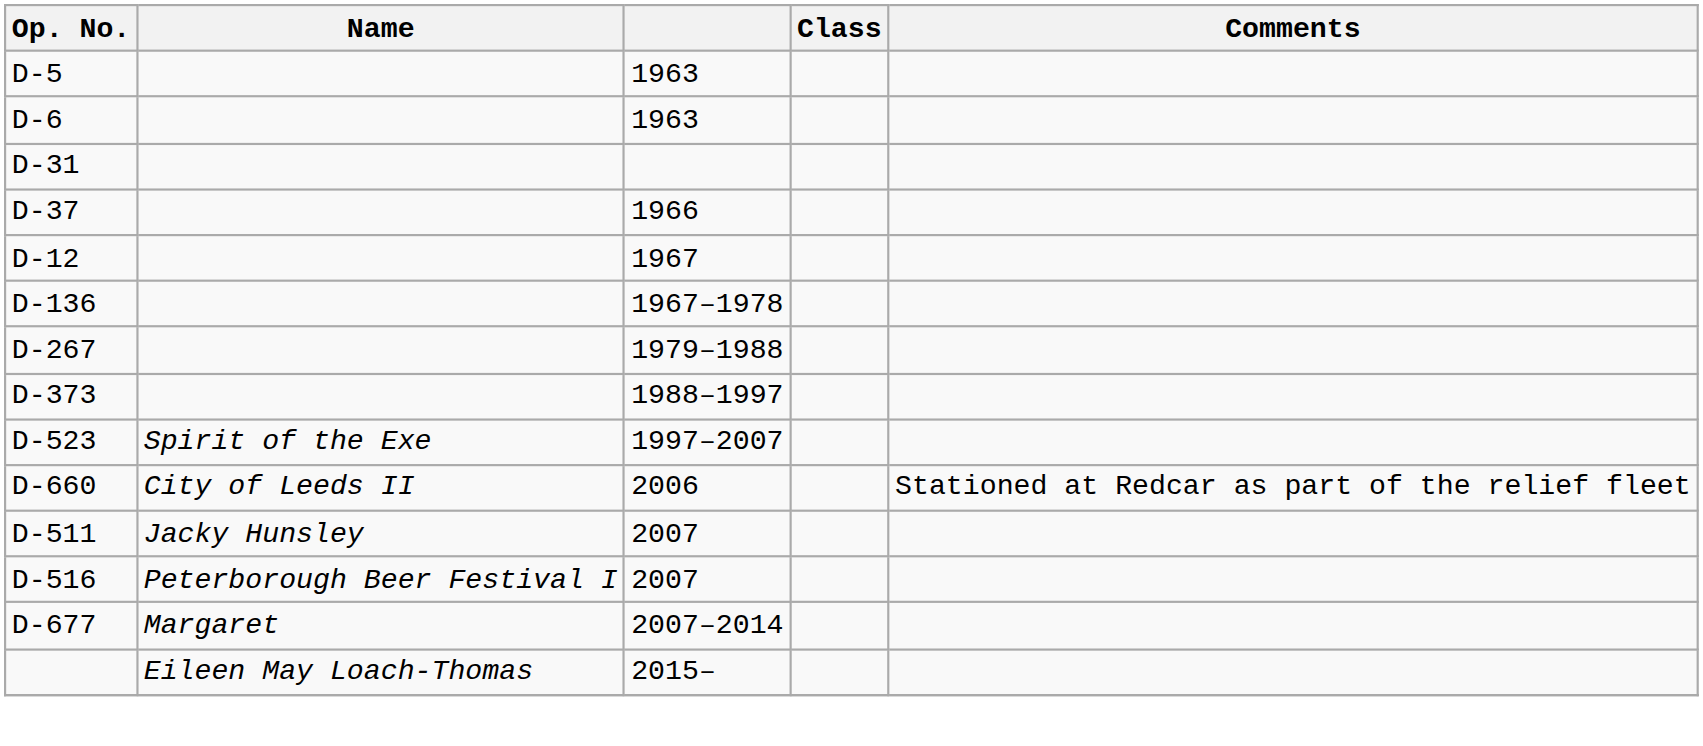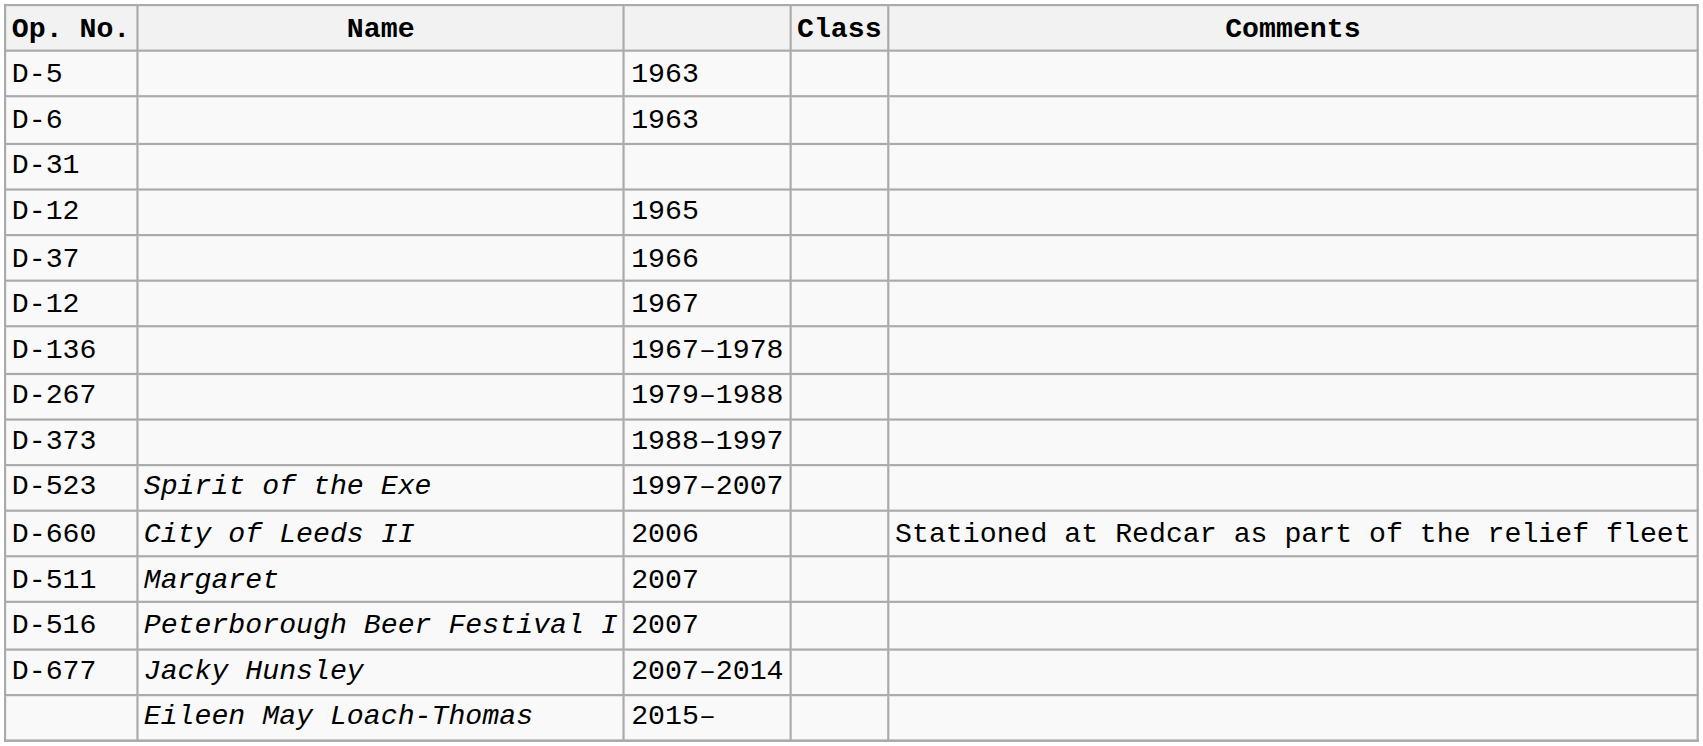+ row: (46, 212)
(254, 534) Jacky Hunsley -> (211, 580) Margaret
(211, 626) Margaret -> (254, 672) Jacky Hunsley
